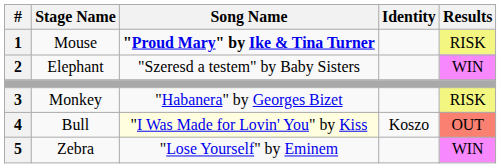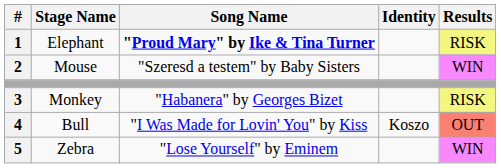(75, 42) Mouse -> (75, 42) Elephant
(75, 67) Elephant -> (75, 67) Mouse
(249, 124) lightyellow background -> (249, 124) no background
